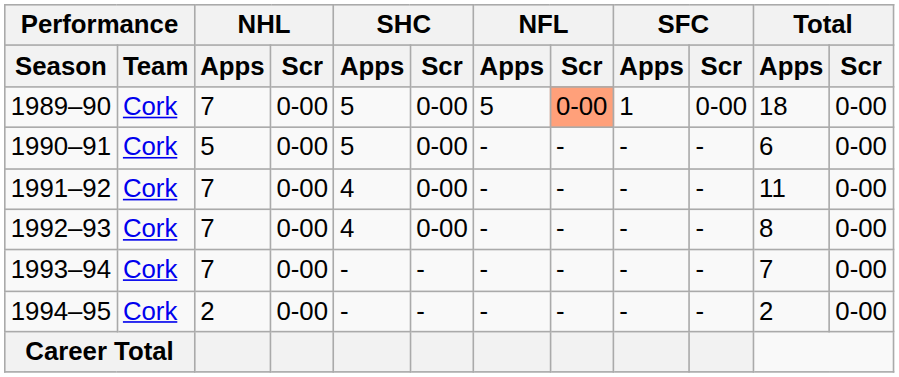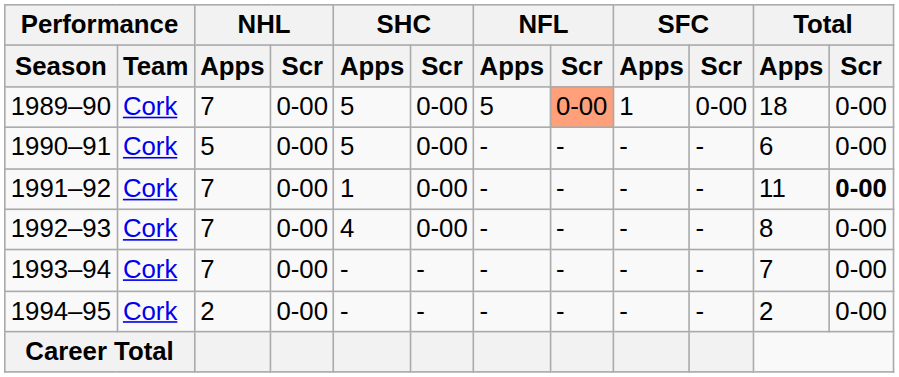(347, 188) 4 -> (347, 188) 1
(861, 188) normal -> (861, 188) bold
